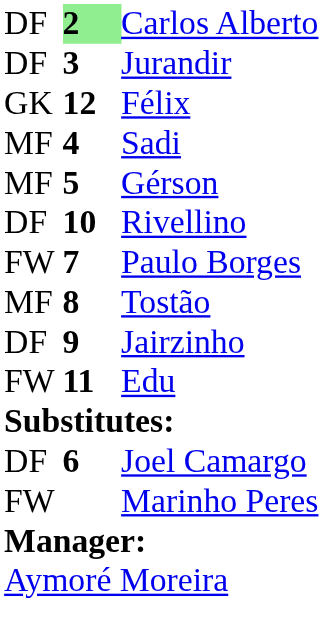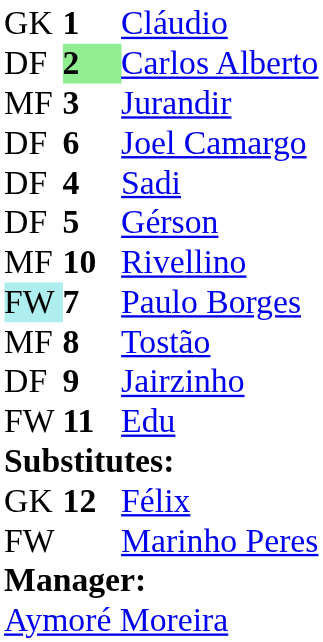+ row: (174, 23)
(26, 62) DF -> (28, 102) MF
rows swapped: (214, 460) <-> (156, 102)
(28, 142) MF -> (26, 182) DF
(28, 182) MF -> (26, 222) DF
(26, 222) DF -> (28, 261) MF
(29, 261) no background -> (29, 301) paleturquoise background
